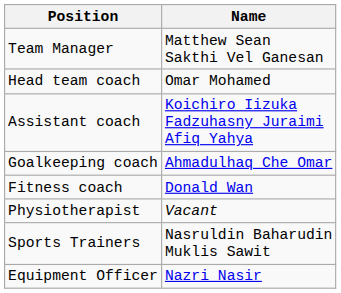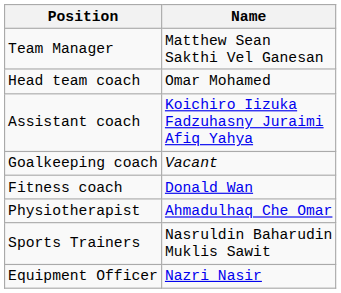(249, 163) Ahmadulhaq Che Omar -> (191, 163) Vacant
(191, 211) Vacant -> (249, 211) Ahmadulhaq Che Omar
